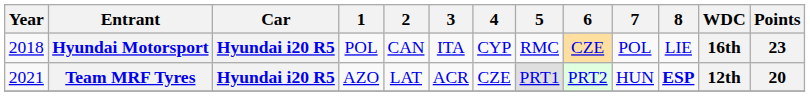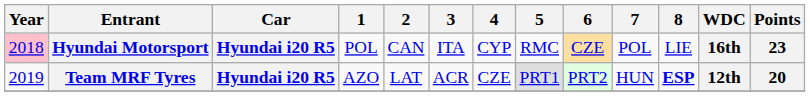(26, 47) no background -> (26, 47) pink background
(26, 76) 2021 -> (26, 76) 2019
